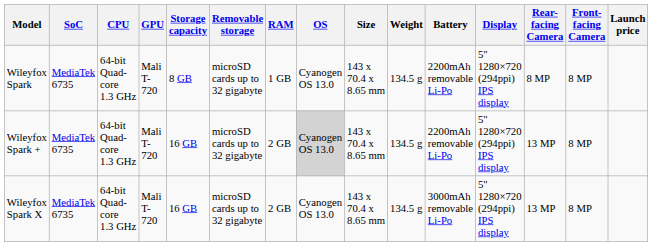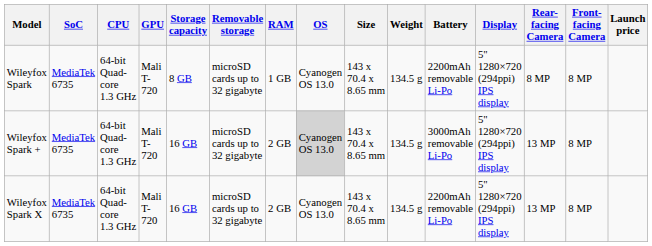(450, 143) 2200mAh removable Li-Po -> (450, 143) 3000mAh removable Li-Po
(450, 208) 3000mAh removable Li-Po -> (450, 208) 2200mAh removable Li-Po
